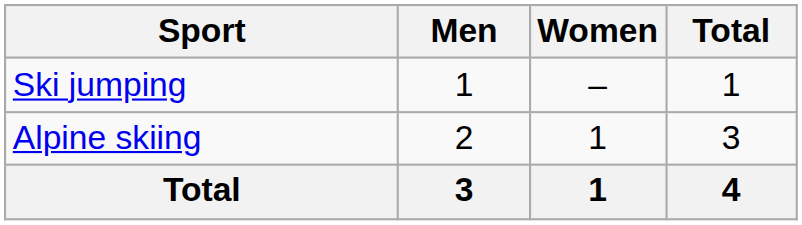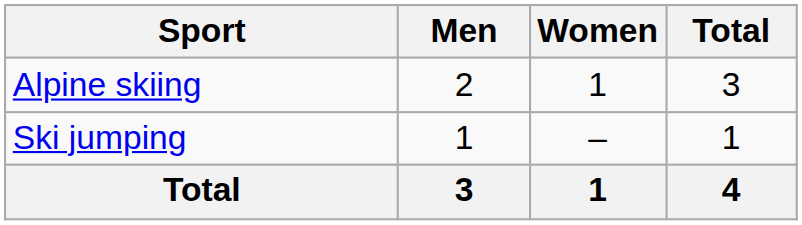rows swapped: (107, 137) <-> (100, 84)
